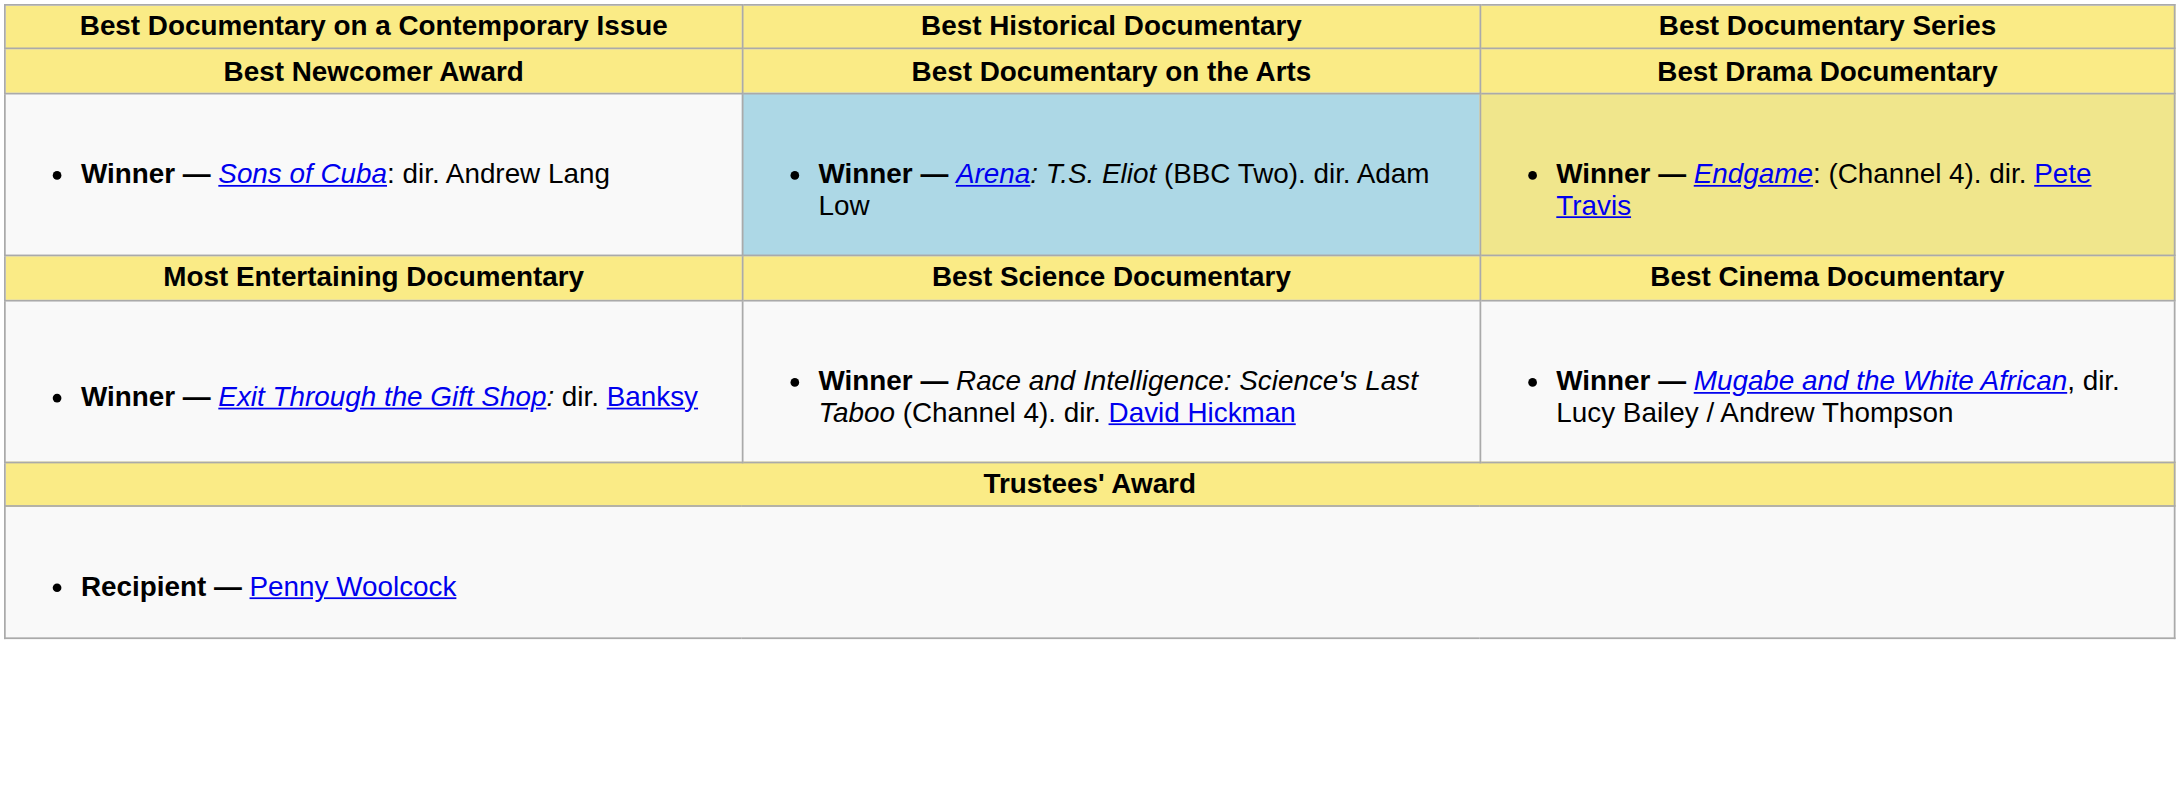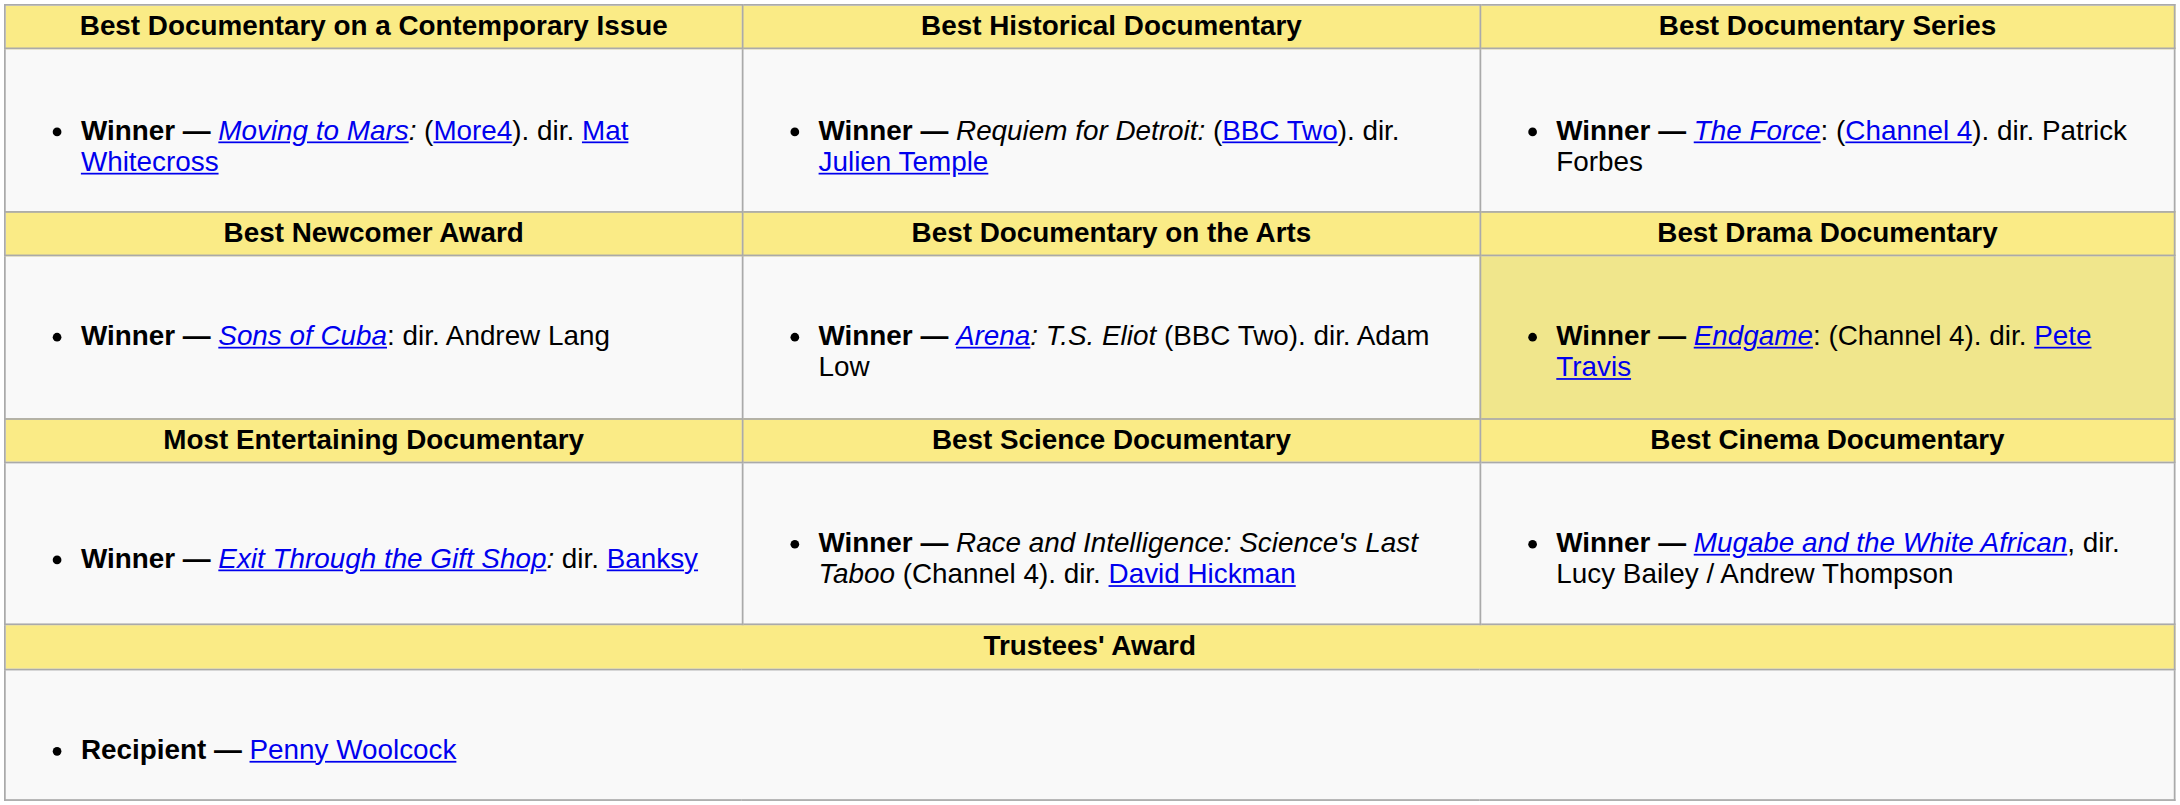+ row: (374, 146)
(1111, 190) lightblue background -> (1111, 353) no background
